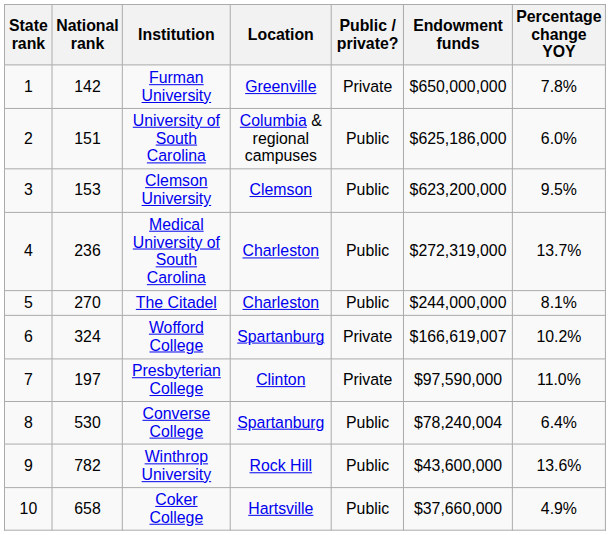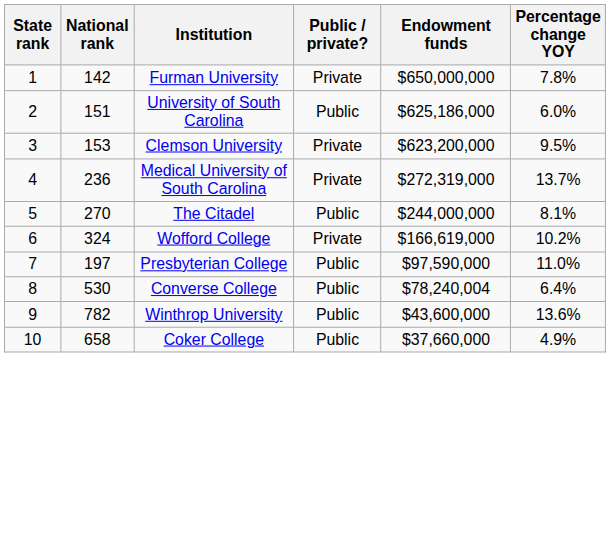- column: (281, 34)
(368, 190) Public -> (337, 145) Private
(368, 251) Public -> (337, 179) Private
(458, 337) $166,619,007 -> (446, 239) $166,619,000
(368, 380) Private -> (337, 264) Public
